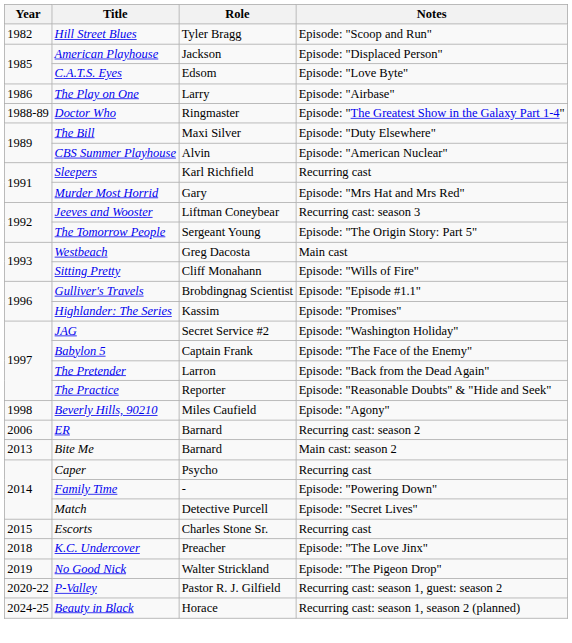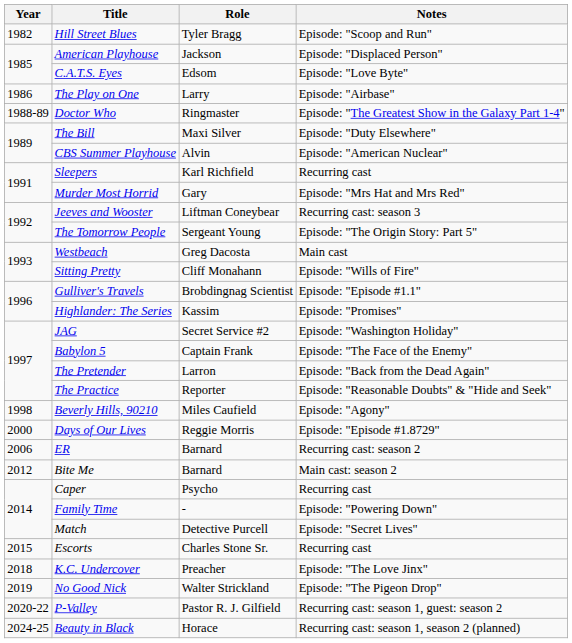+ row: (100, 430)
(20, 449) 2013 -> (20, 469) 2012
